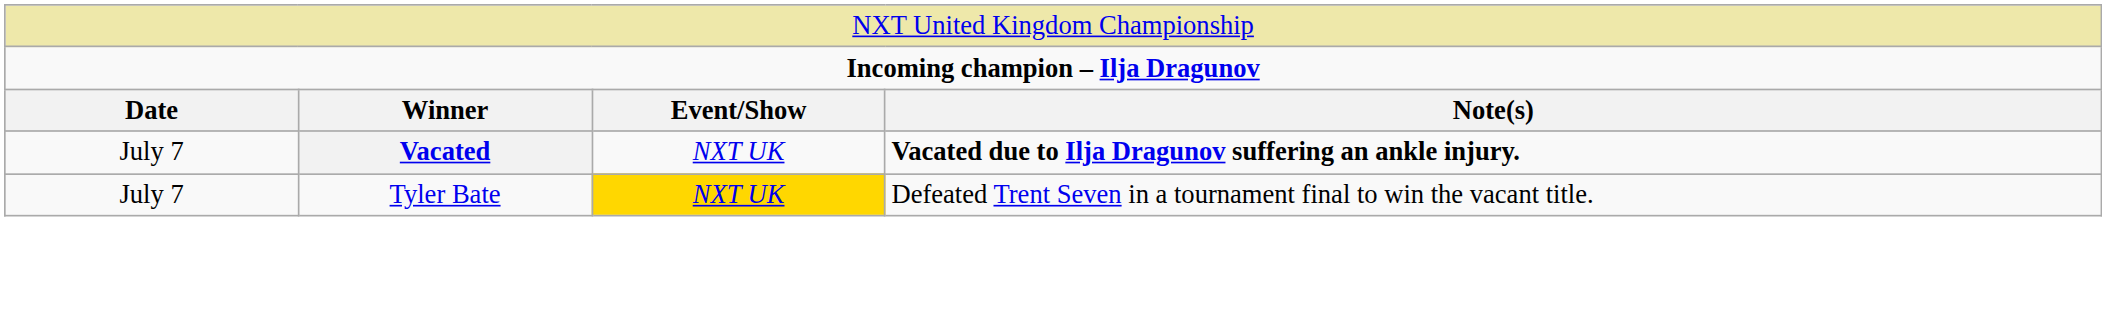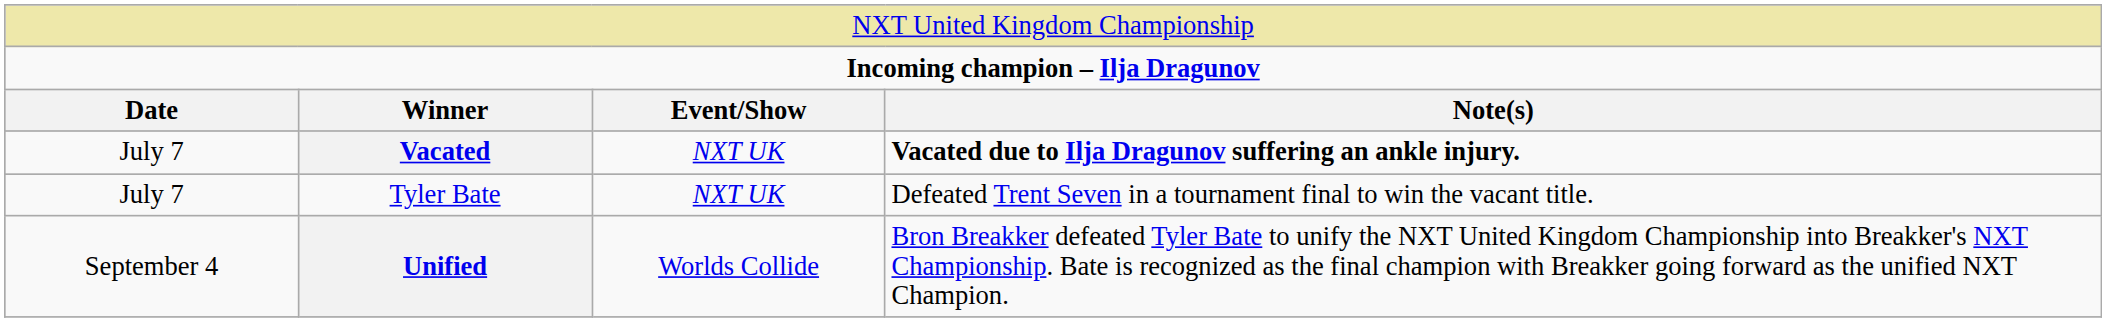(739, 194) gold background -> (739, 194) no background
+ row: (445, 266)
